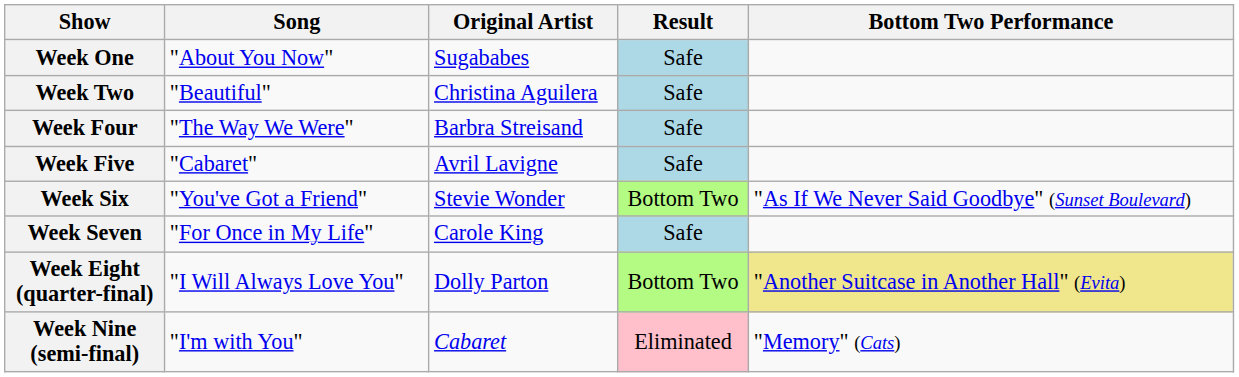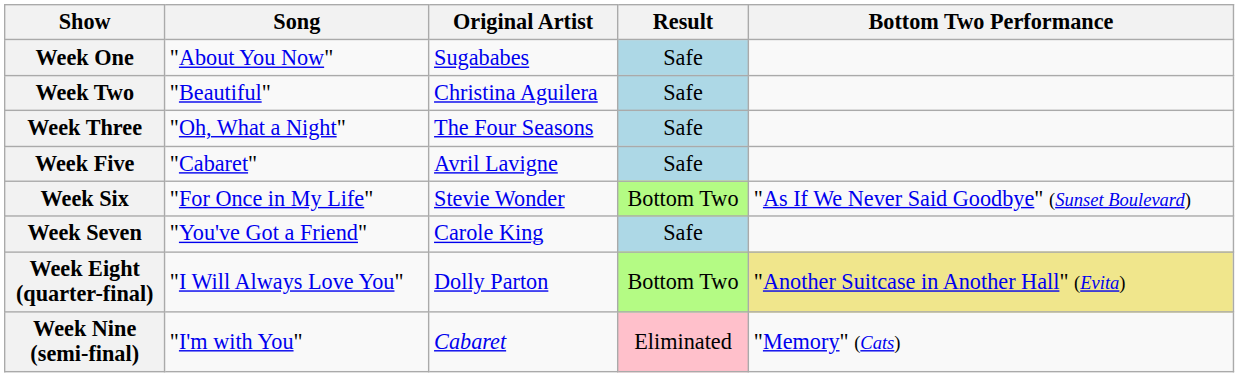+ row: (85, 127)
- row: (85, 127)
(268, 198) "You've Got a Friend" -> (272, 198) "For Once in My Life"
(272, 233) "For Once in My Life" -> (268, 233) "You've Got a Friend"
